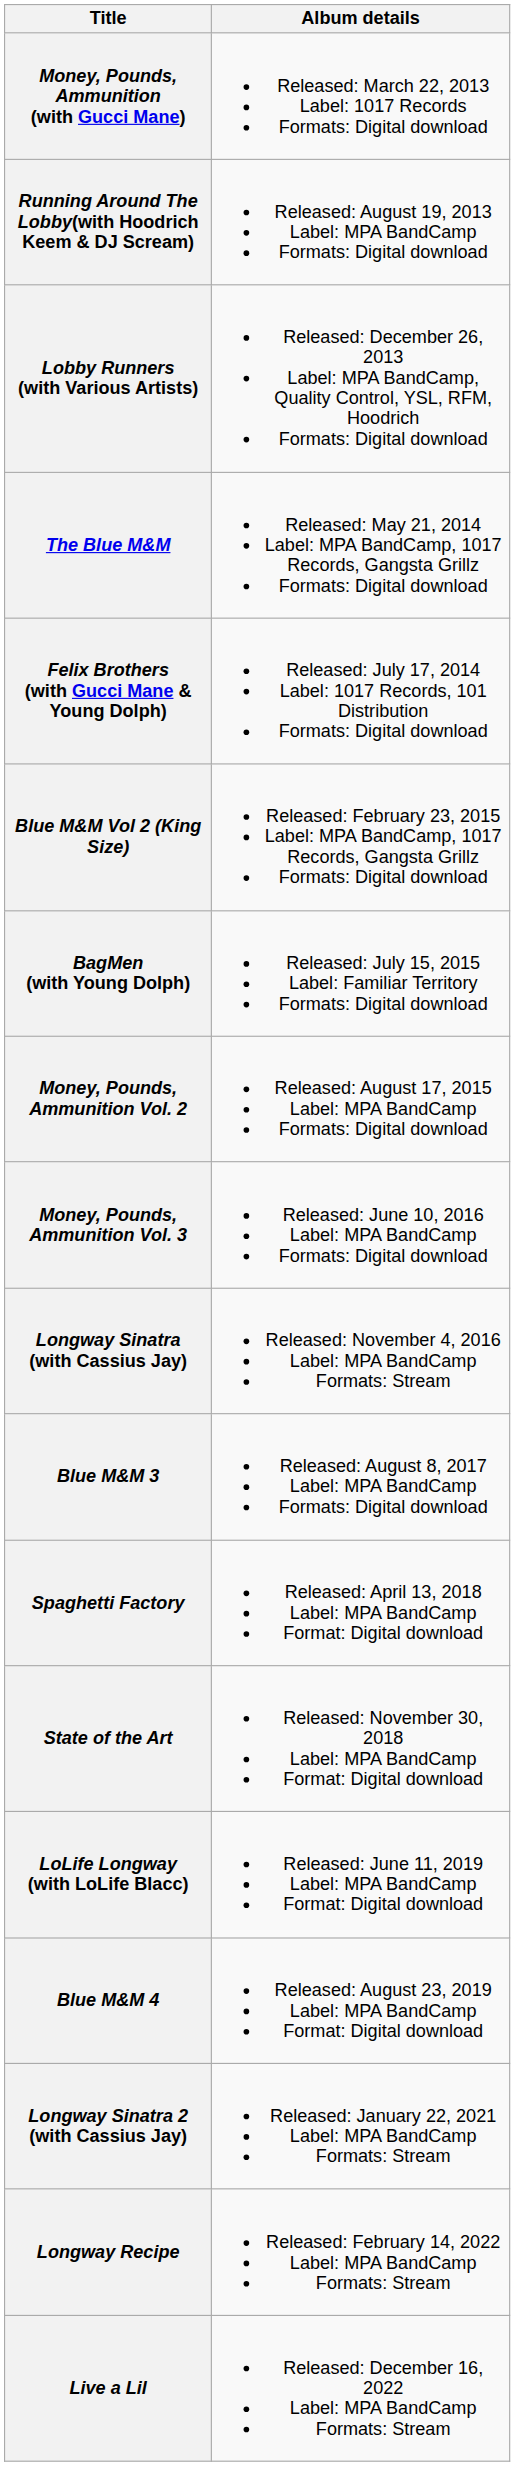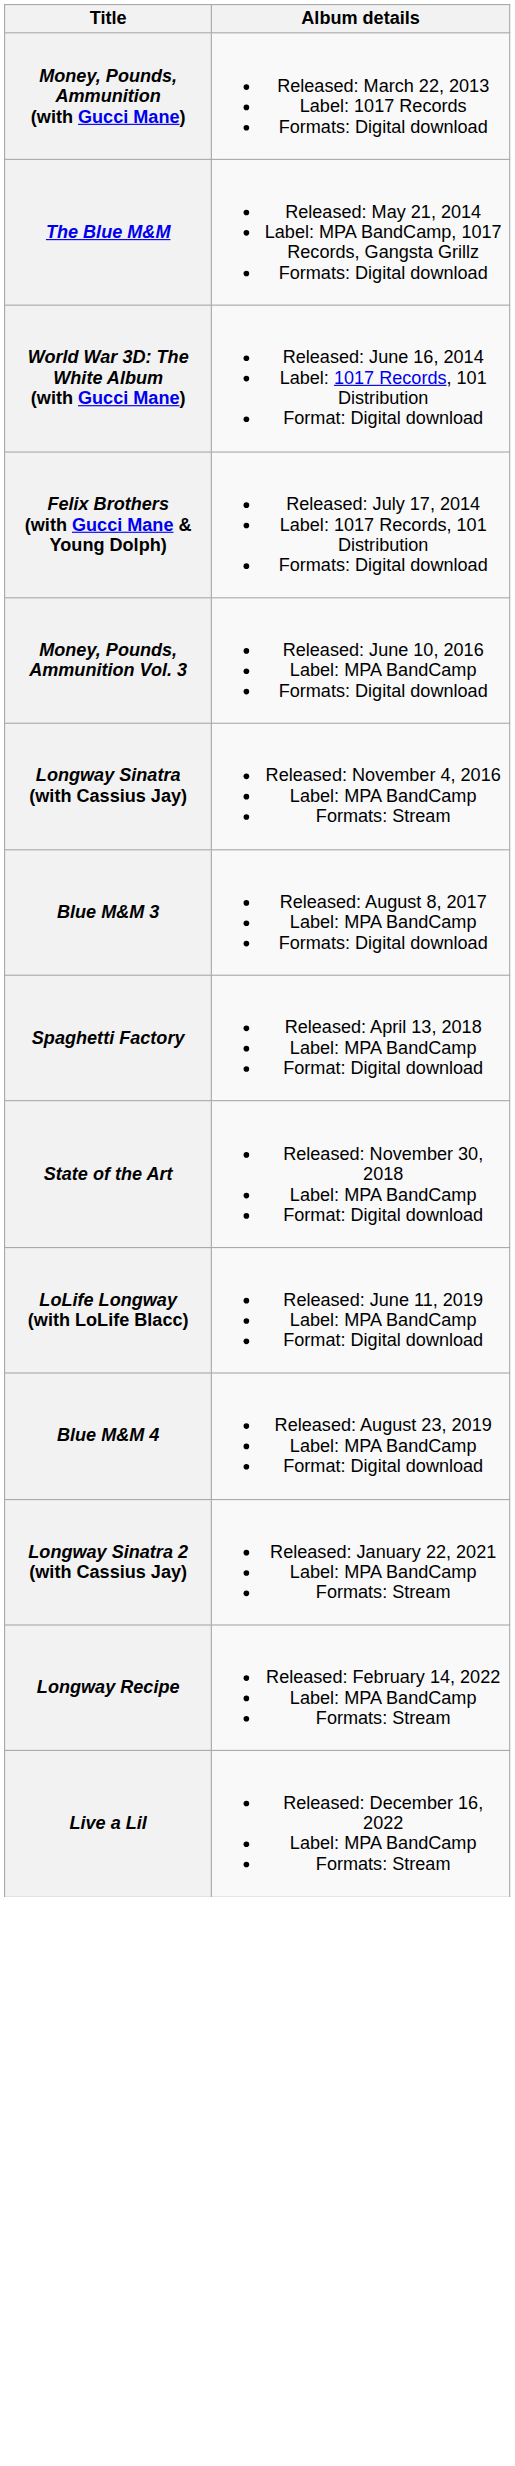- row: (108, 221)
- row: (108, 378)
+ row: (108, 378)
- row: (108, 837)
- row: (108, 973)
- row: (108, 1099)
